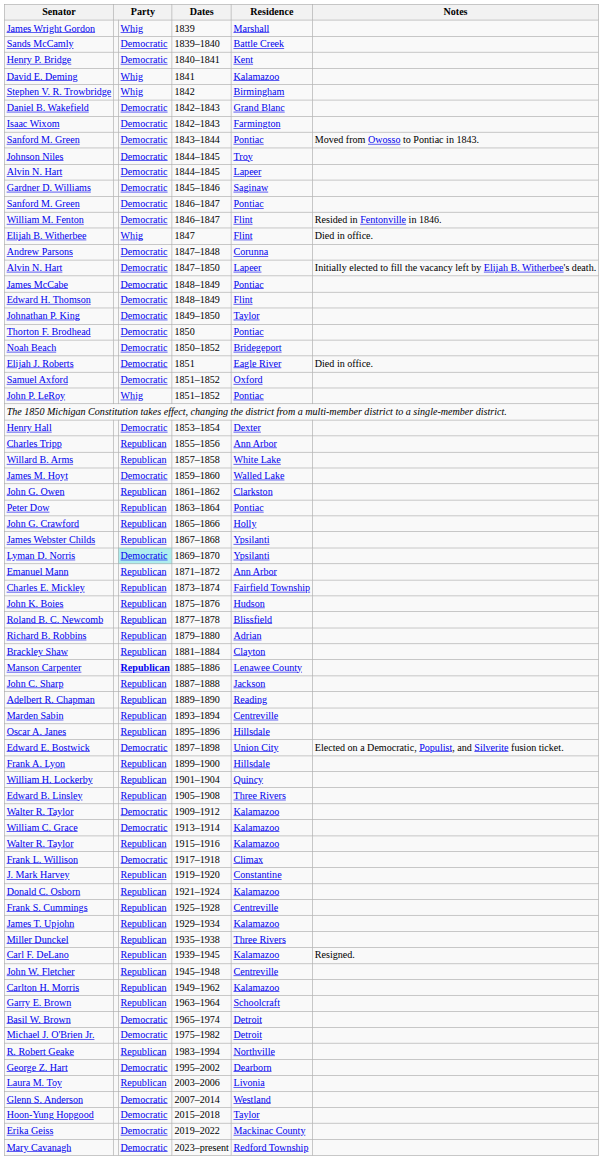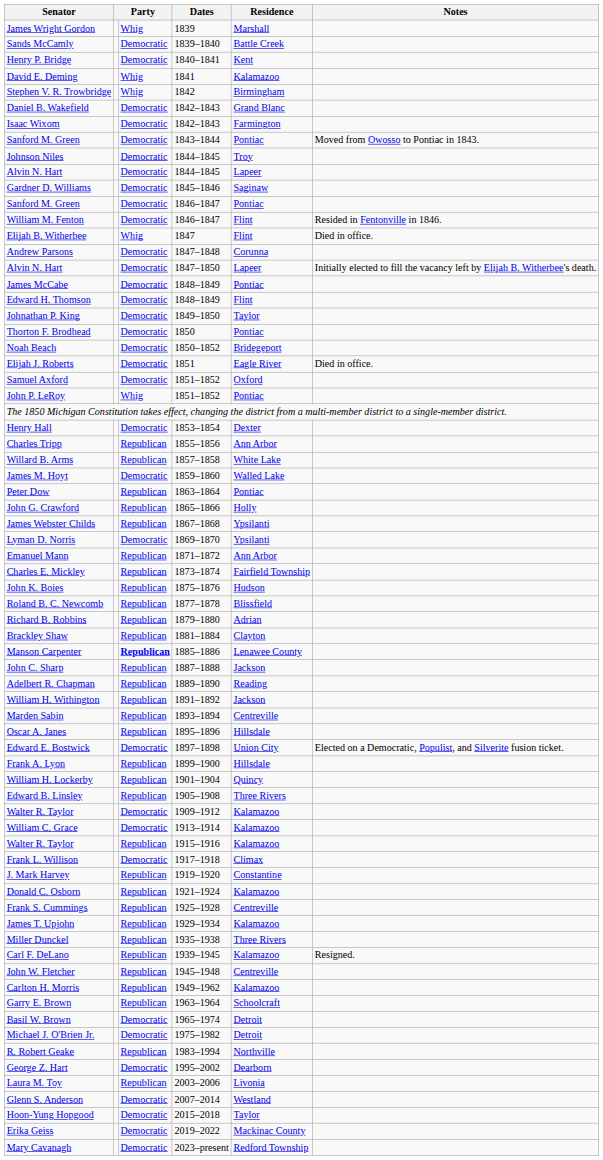- row: (36, 492)
(144, 556) paleturquoise background -> (144, 540) no background
+ row: (53, 699)
